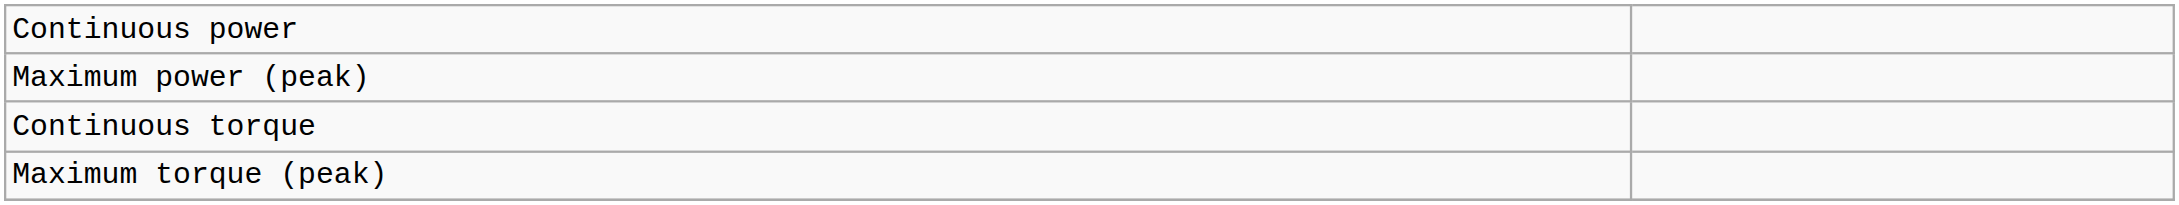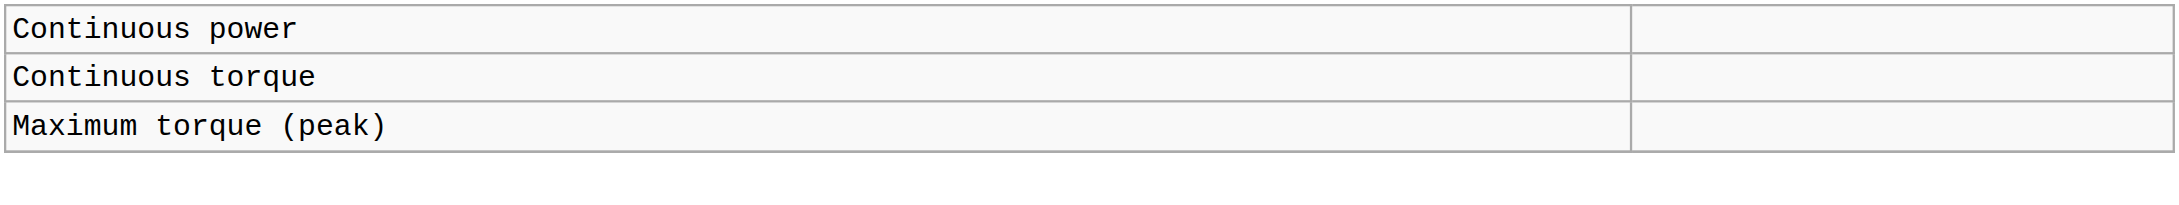- row: (191, 78)
